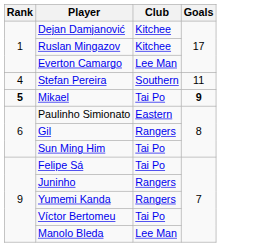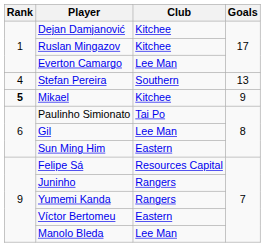(199, 81) 11 -> (243, 81) 13
(150, 98) Tai Po -> (153, 98) Kitchee
(199, 98) bold -> (243, 98) normal
(154, 115) Eastern -> (150, 115) Tai Po
(156, 132) Rangers -> (156, 132) Lee Man
(150, 149) Tai Po -> (154, 149) Eastern
(150, 166) Tai Po -> (179, 166) Resources Capital
(150, 217) Tai Po -> (154, 217) Eastern
